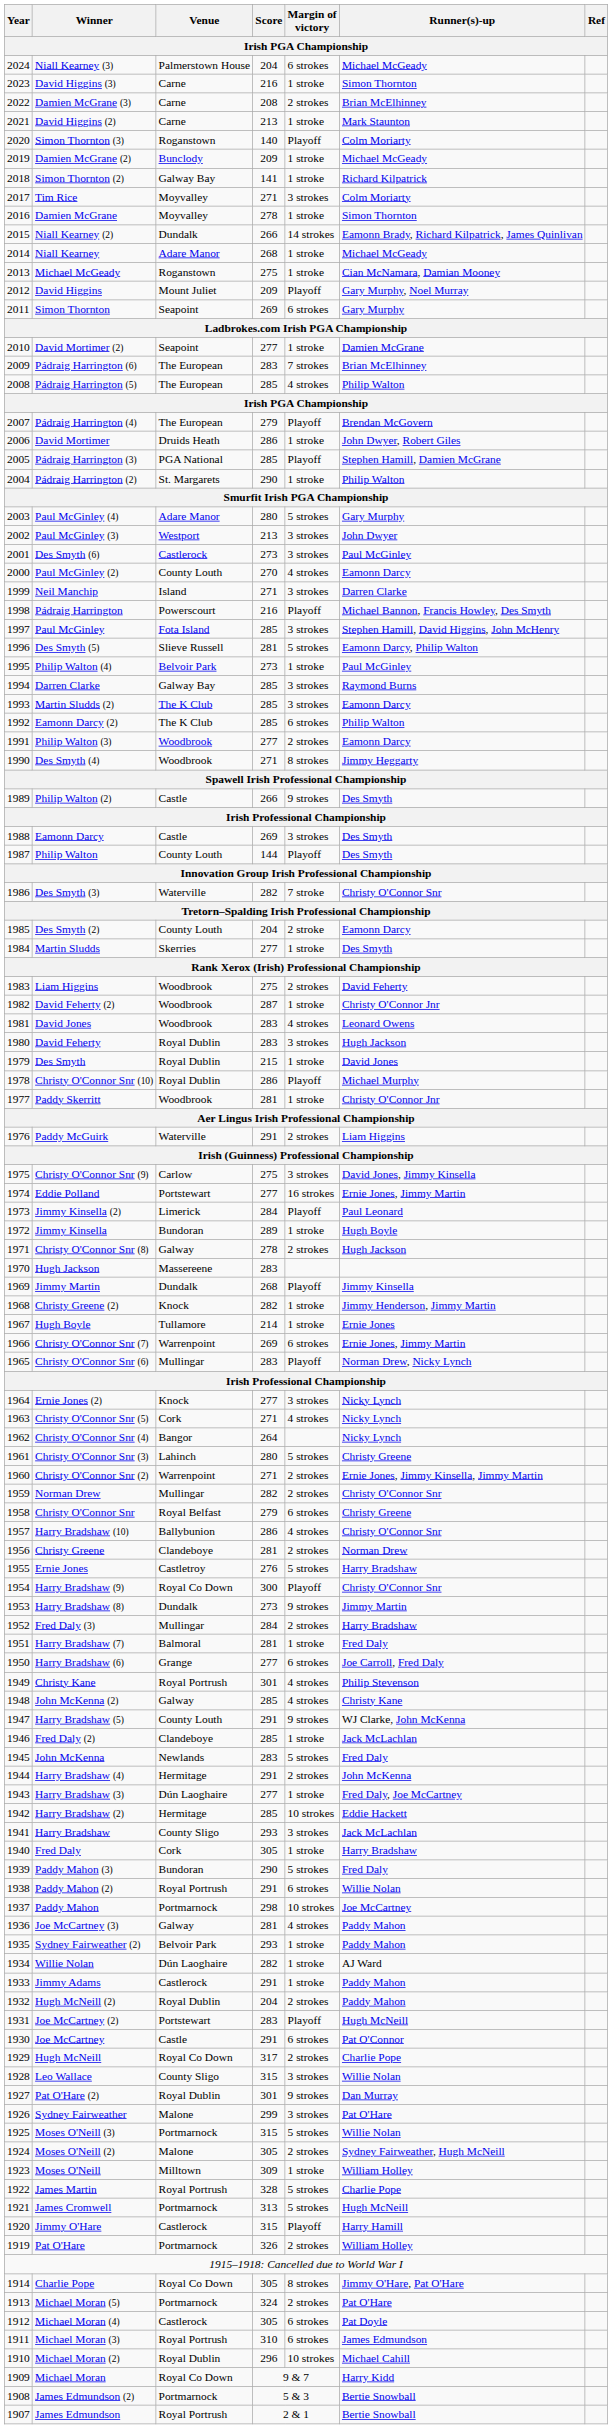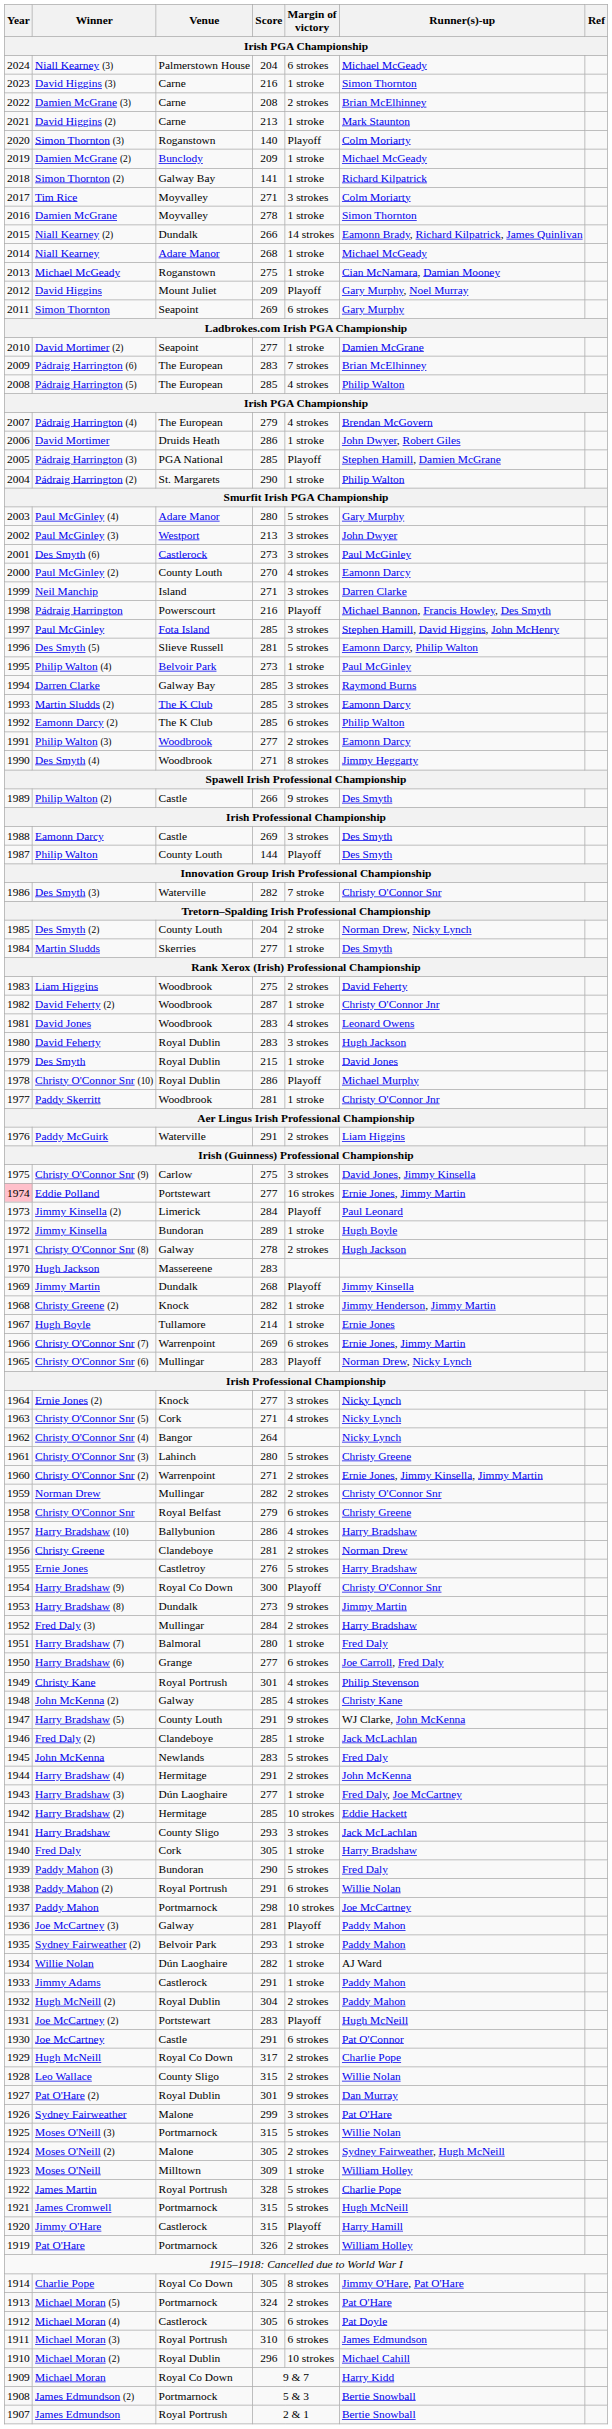(304, 422) Playoff -> (308, 422) 4 strokes
(376, 929) Eamonn Darcy -> (407, 929) Norman Drew, Nicky Lynch
(18, 1192) no background -> (18, 1192) pink background
(392, 1531) Christy O'Connor Snr -> (379, 1531) Harry Bradshaw
(269, 1644) 281 -> (269, 1644) 280
(308, 1926) 4 strokes -> (304, 1926) Playoff
(269, 2001) 204 -> (269, 2001) 304
(308, 2076) 3 strokes -> (308, 2076) 2 strokes
(269, 2208) 313 -> (269, 2208) 315
